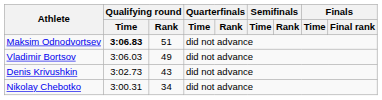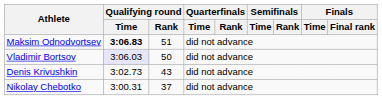(126, 57) no background -> (126, 57) lavender background
(166, 57) 49 -> (166, 57) 50
(166, 87) 34 -> (166, 87) 37
